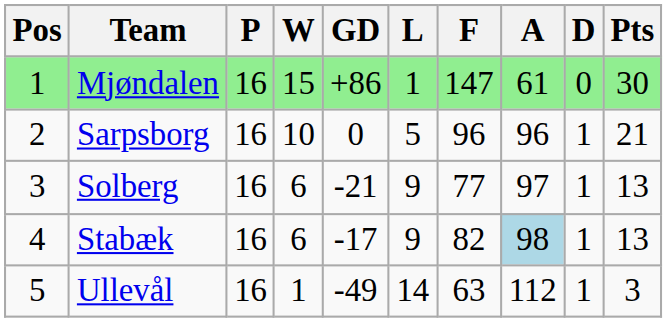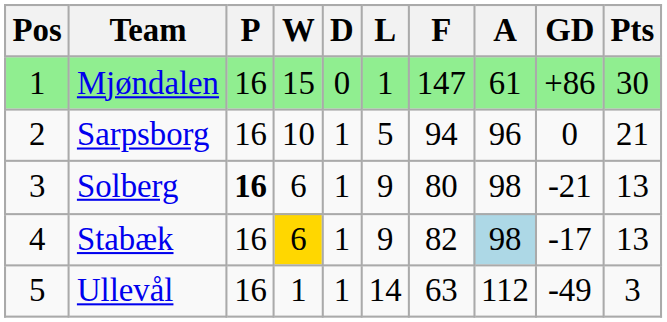columns swapped: (584, 30) <-> (356, 30)
(469, 134) 96 -> (441, 134) 94
(251, 186) normal -> (251, 186) bold
(469, 186) 77 -> (441, 186) 80
(533, 186) 97 -> (505, 186) 98
(298, 238) no background -> (298, 238) gold background
